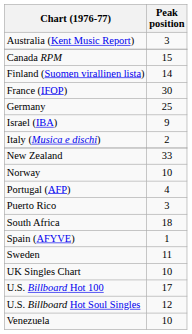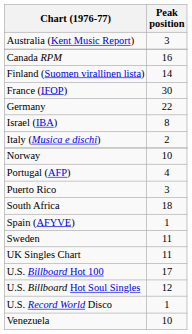(167, 57) 15 -> (167, 57) 16
(167, 106) 25 -> (167, 106) 22
(167, 123) 9 -> (167, 123) 8
- row: (35, 156)
(167, 271) 10 -> (167, 255) 11
+ row: (59, 304)
